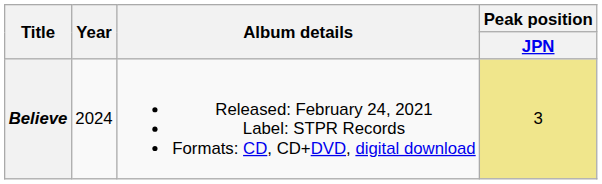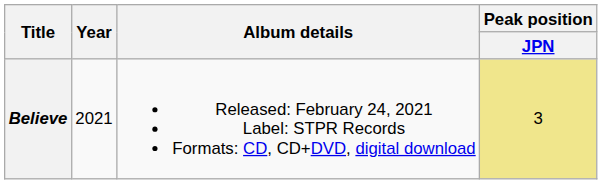(94, 119) 2024 -> (94, 119) 2021
